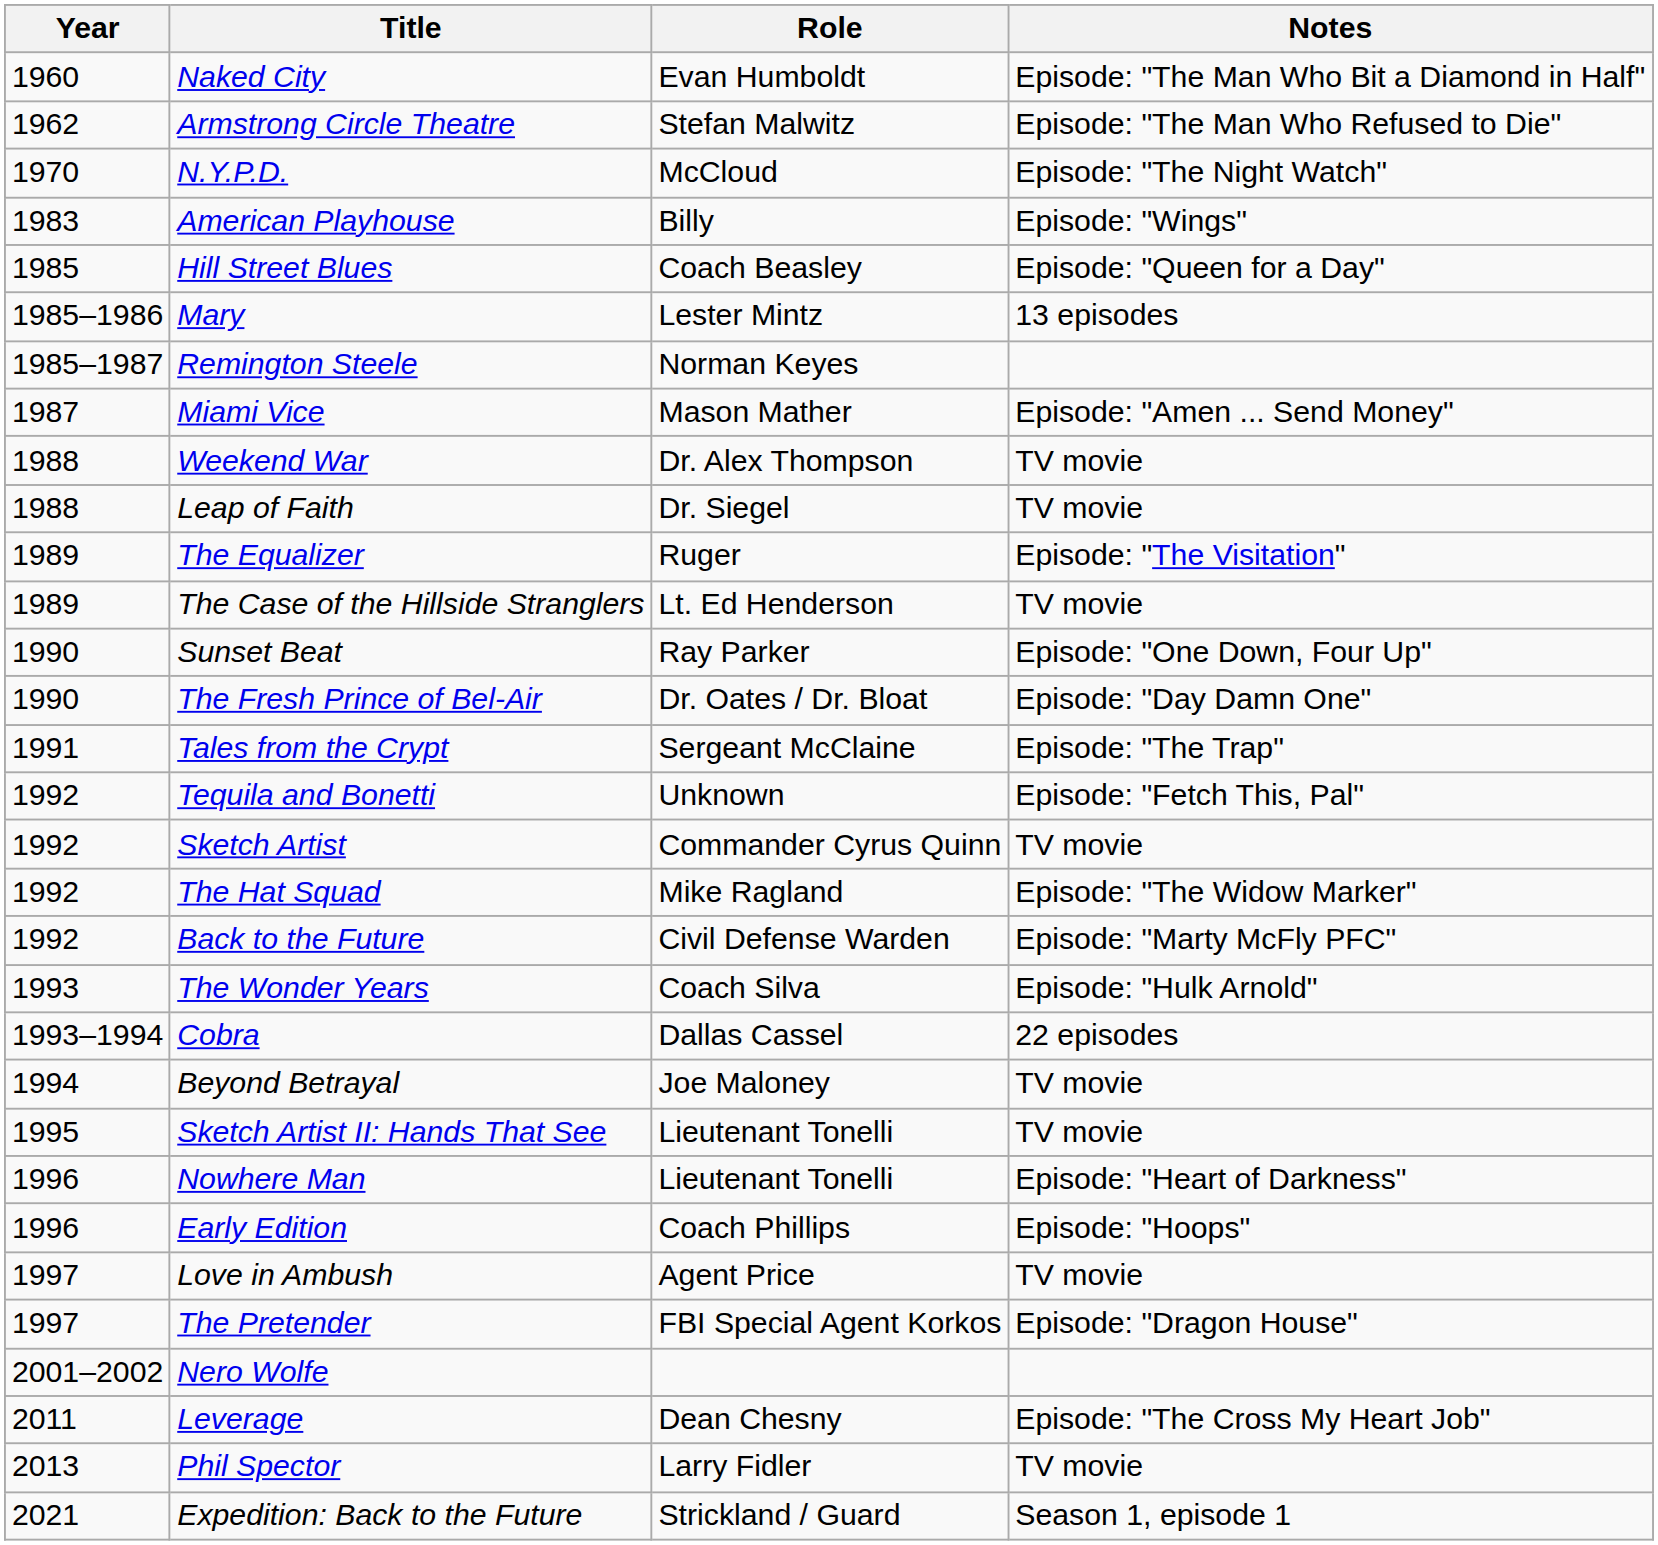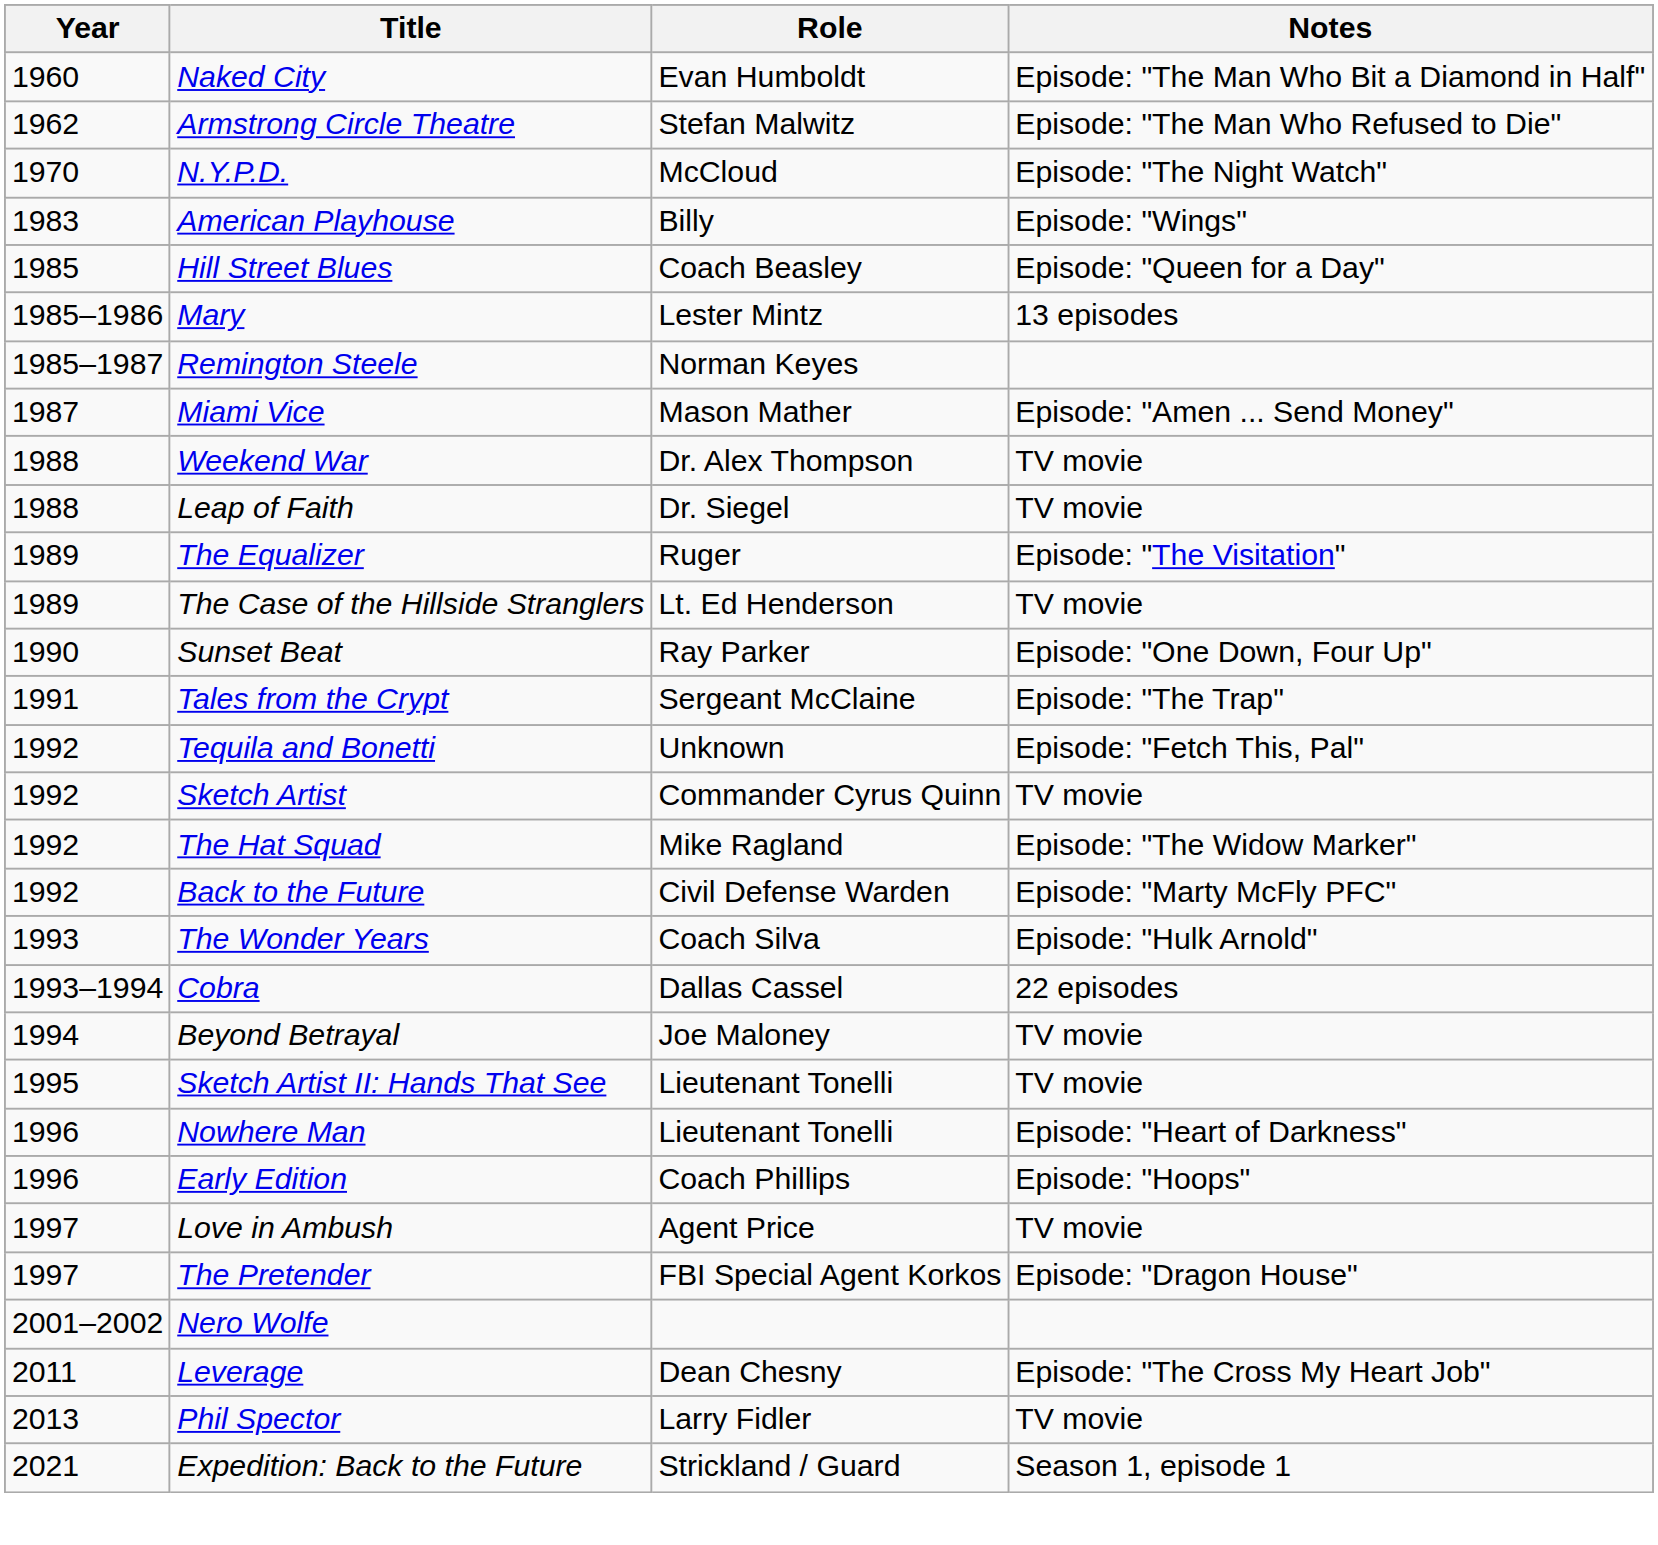- row: (360, 699)
